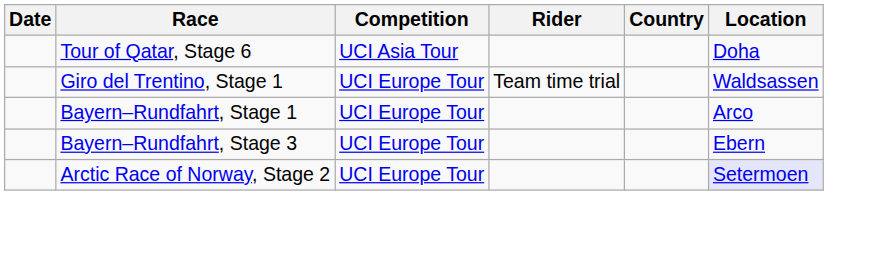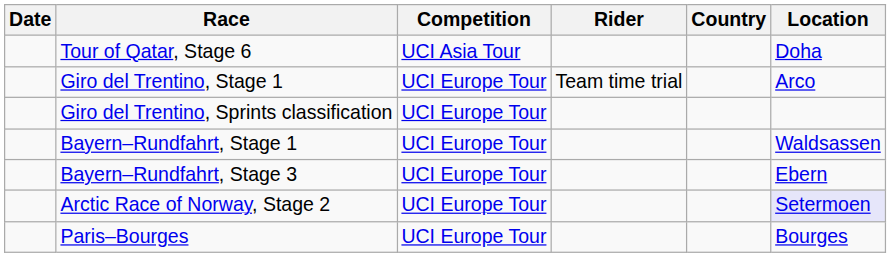(766, 81) Waldsassen -> (795, 81) Arco
+ row: (226, 112)
(733, 112) Arco -> (828, 143) Waldsassen
+ row: (124, 236)
